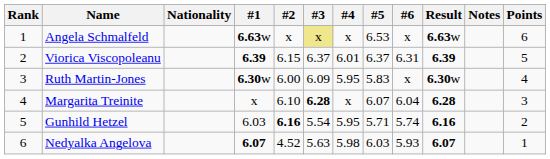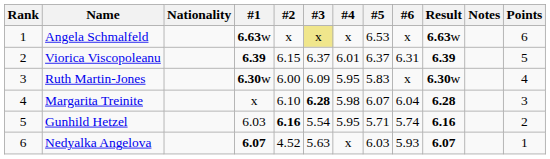(348, 100) x -> (348, 100) 5.98
(348, 143) 5.98 -> (348, 143) x
